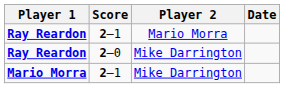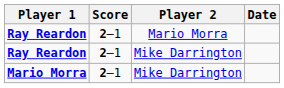(110, 53) 2–0 -> (110, 53) 2–1
